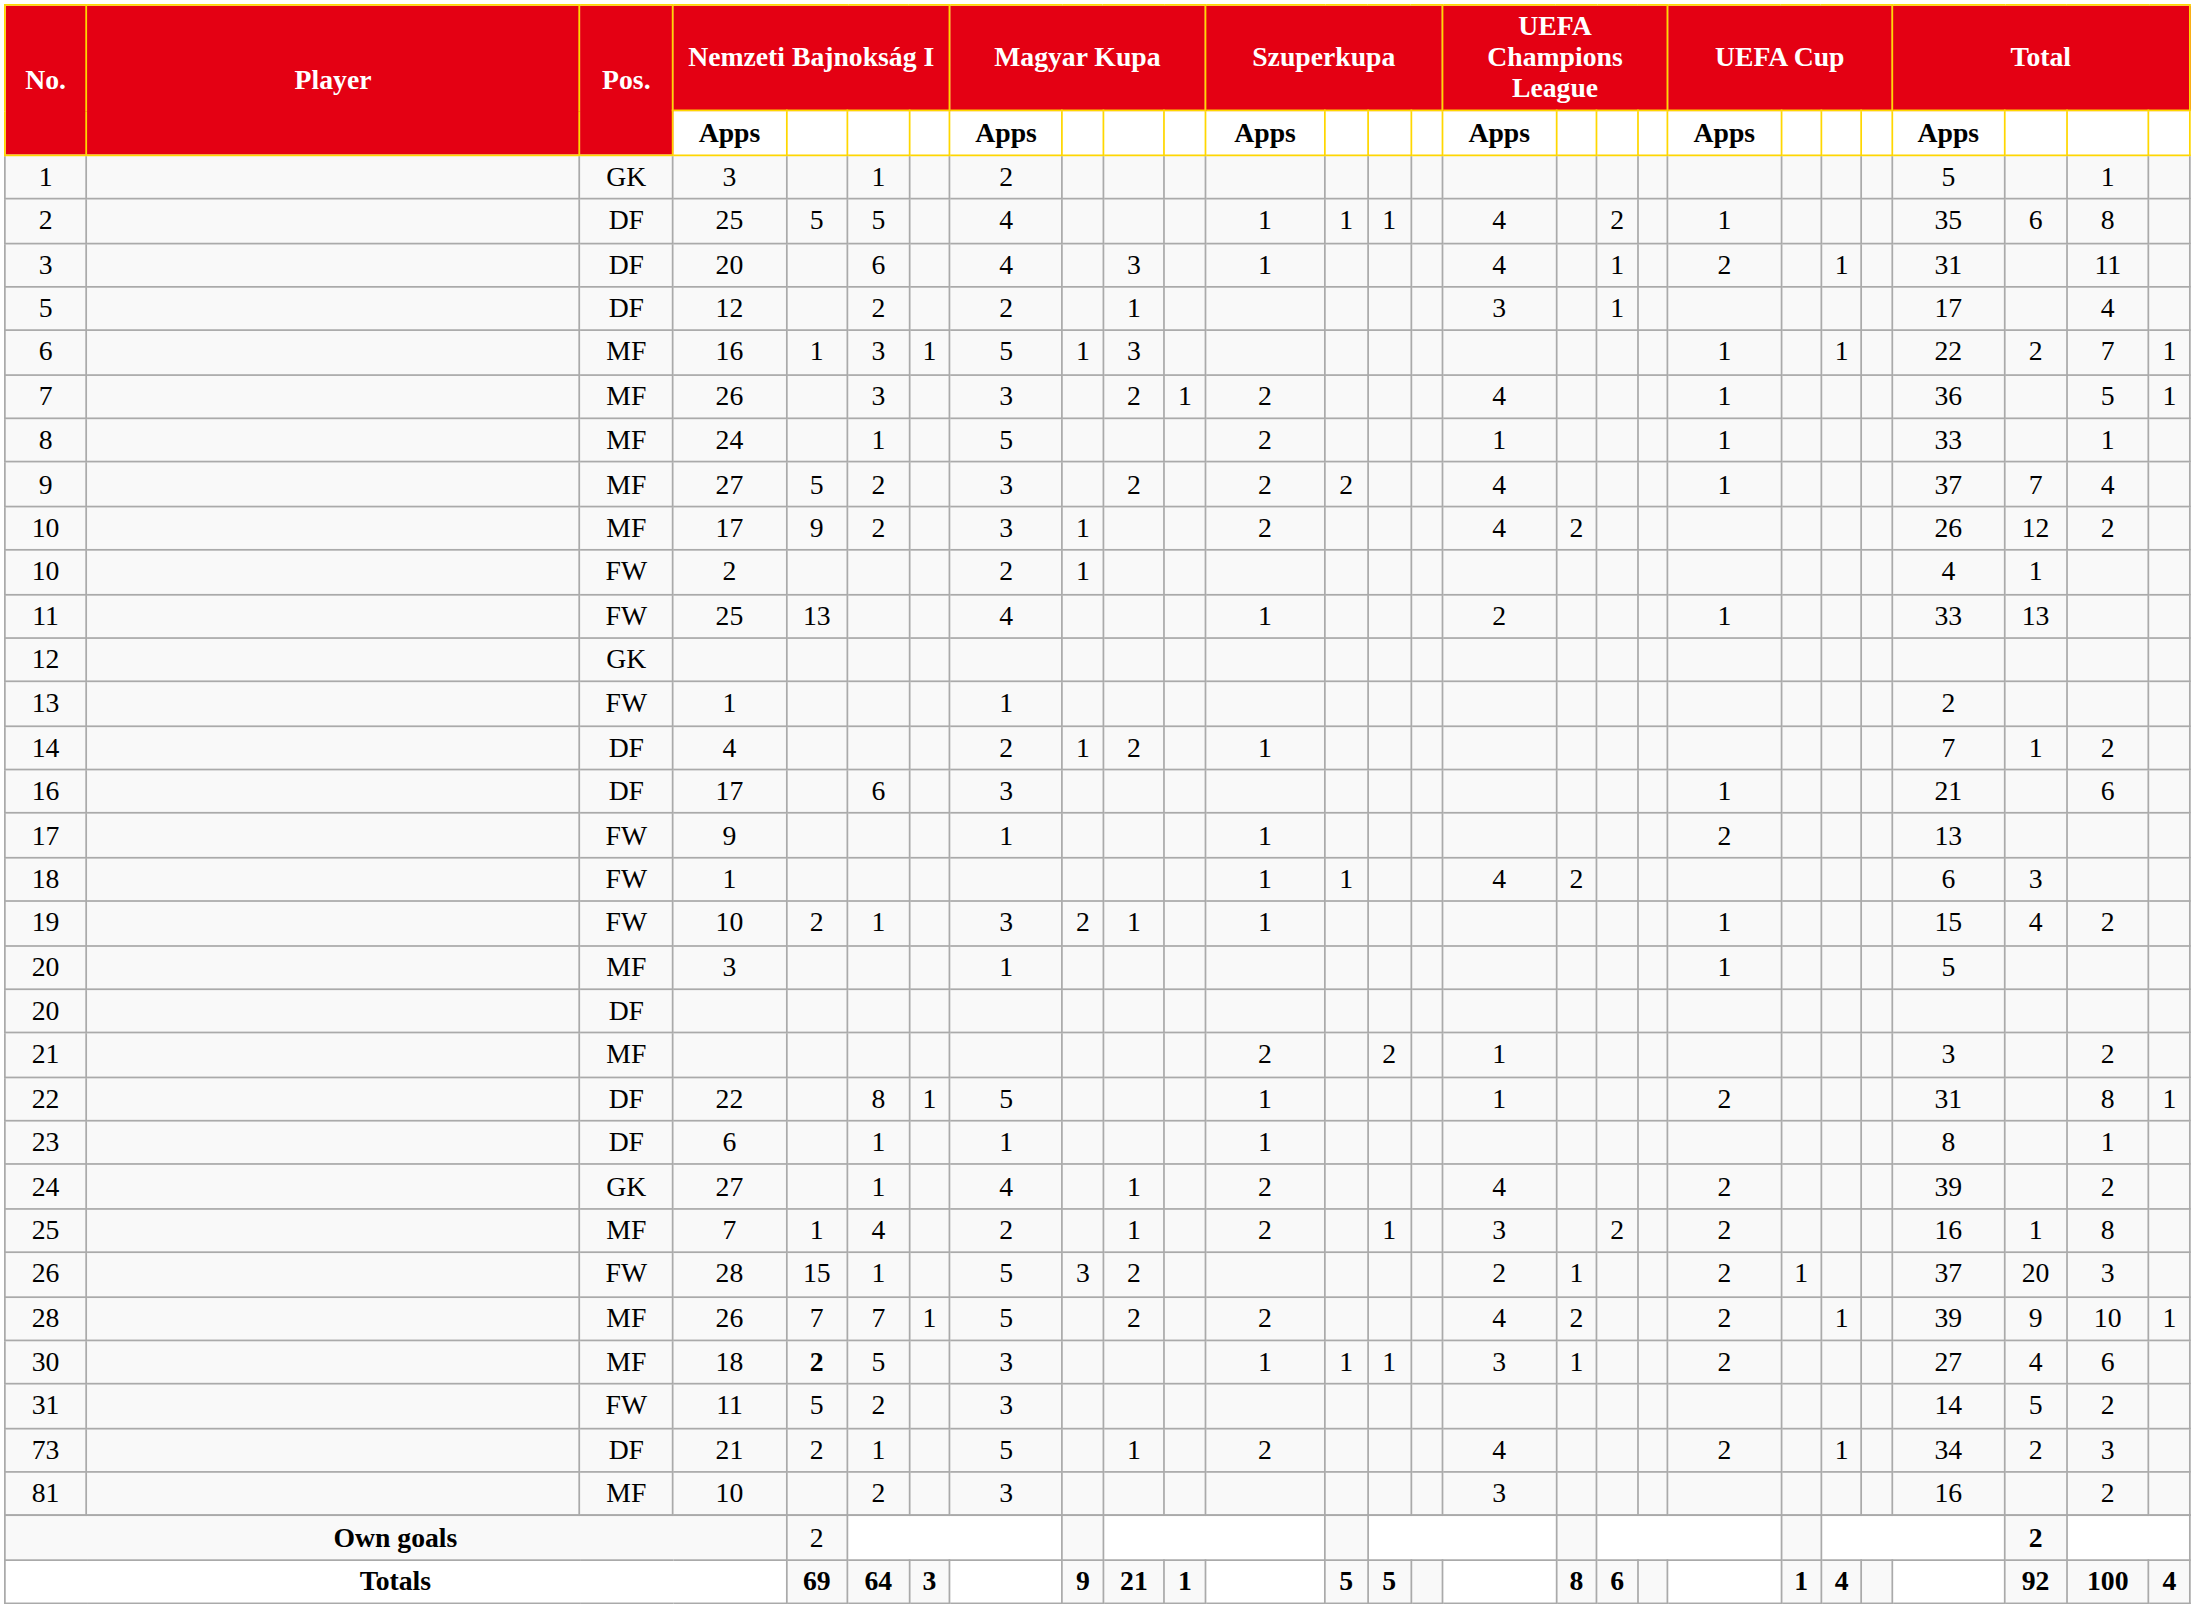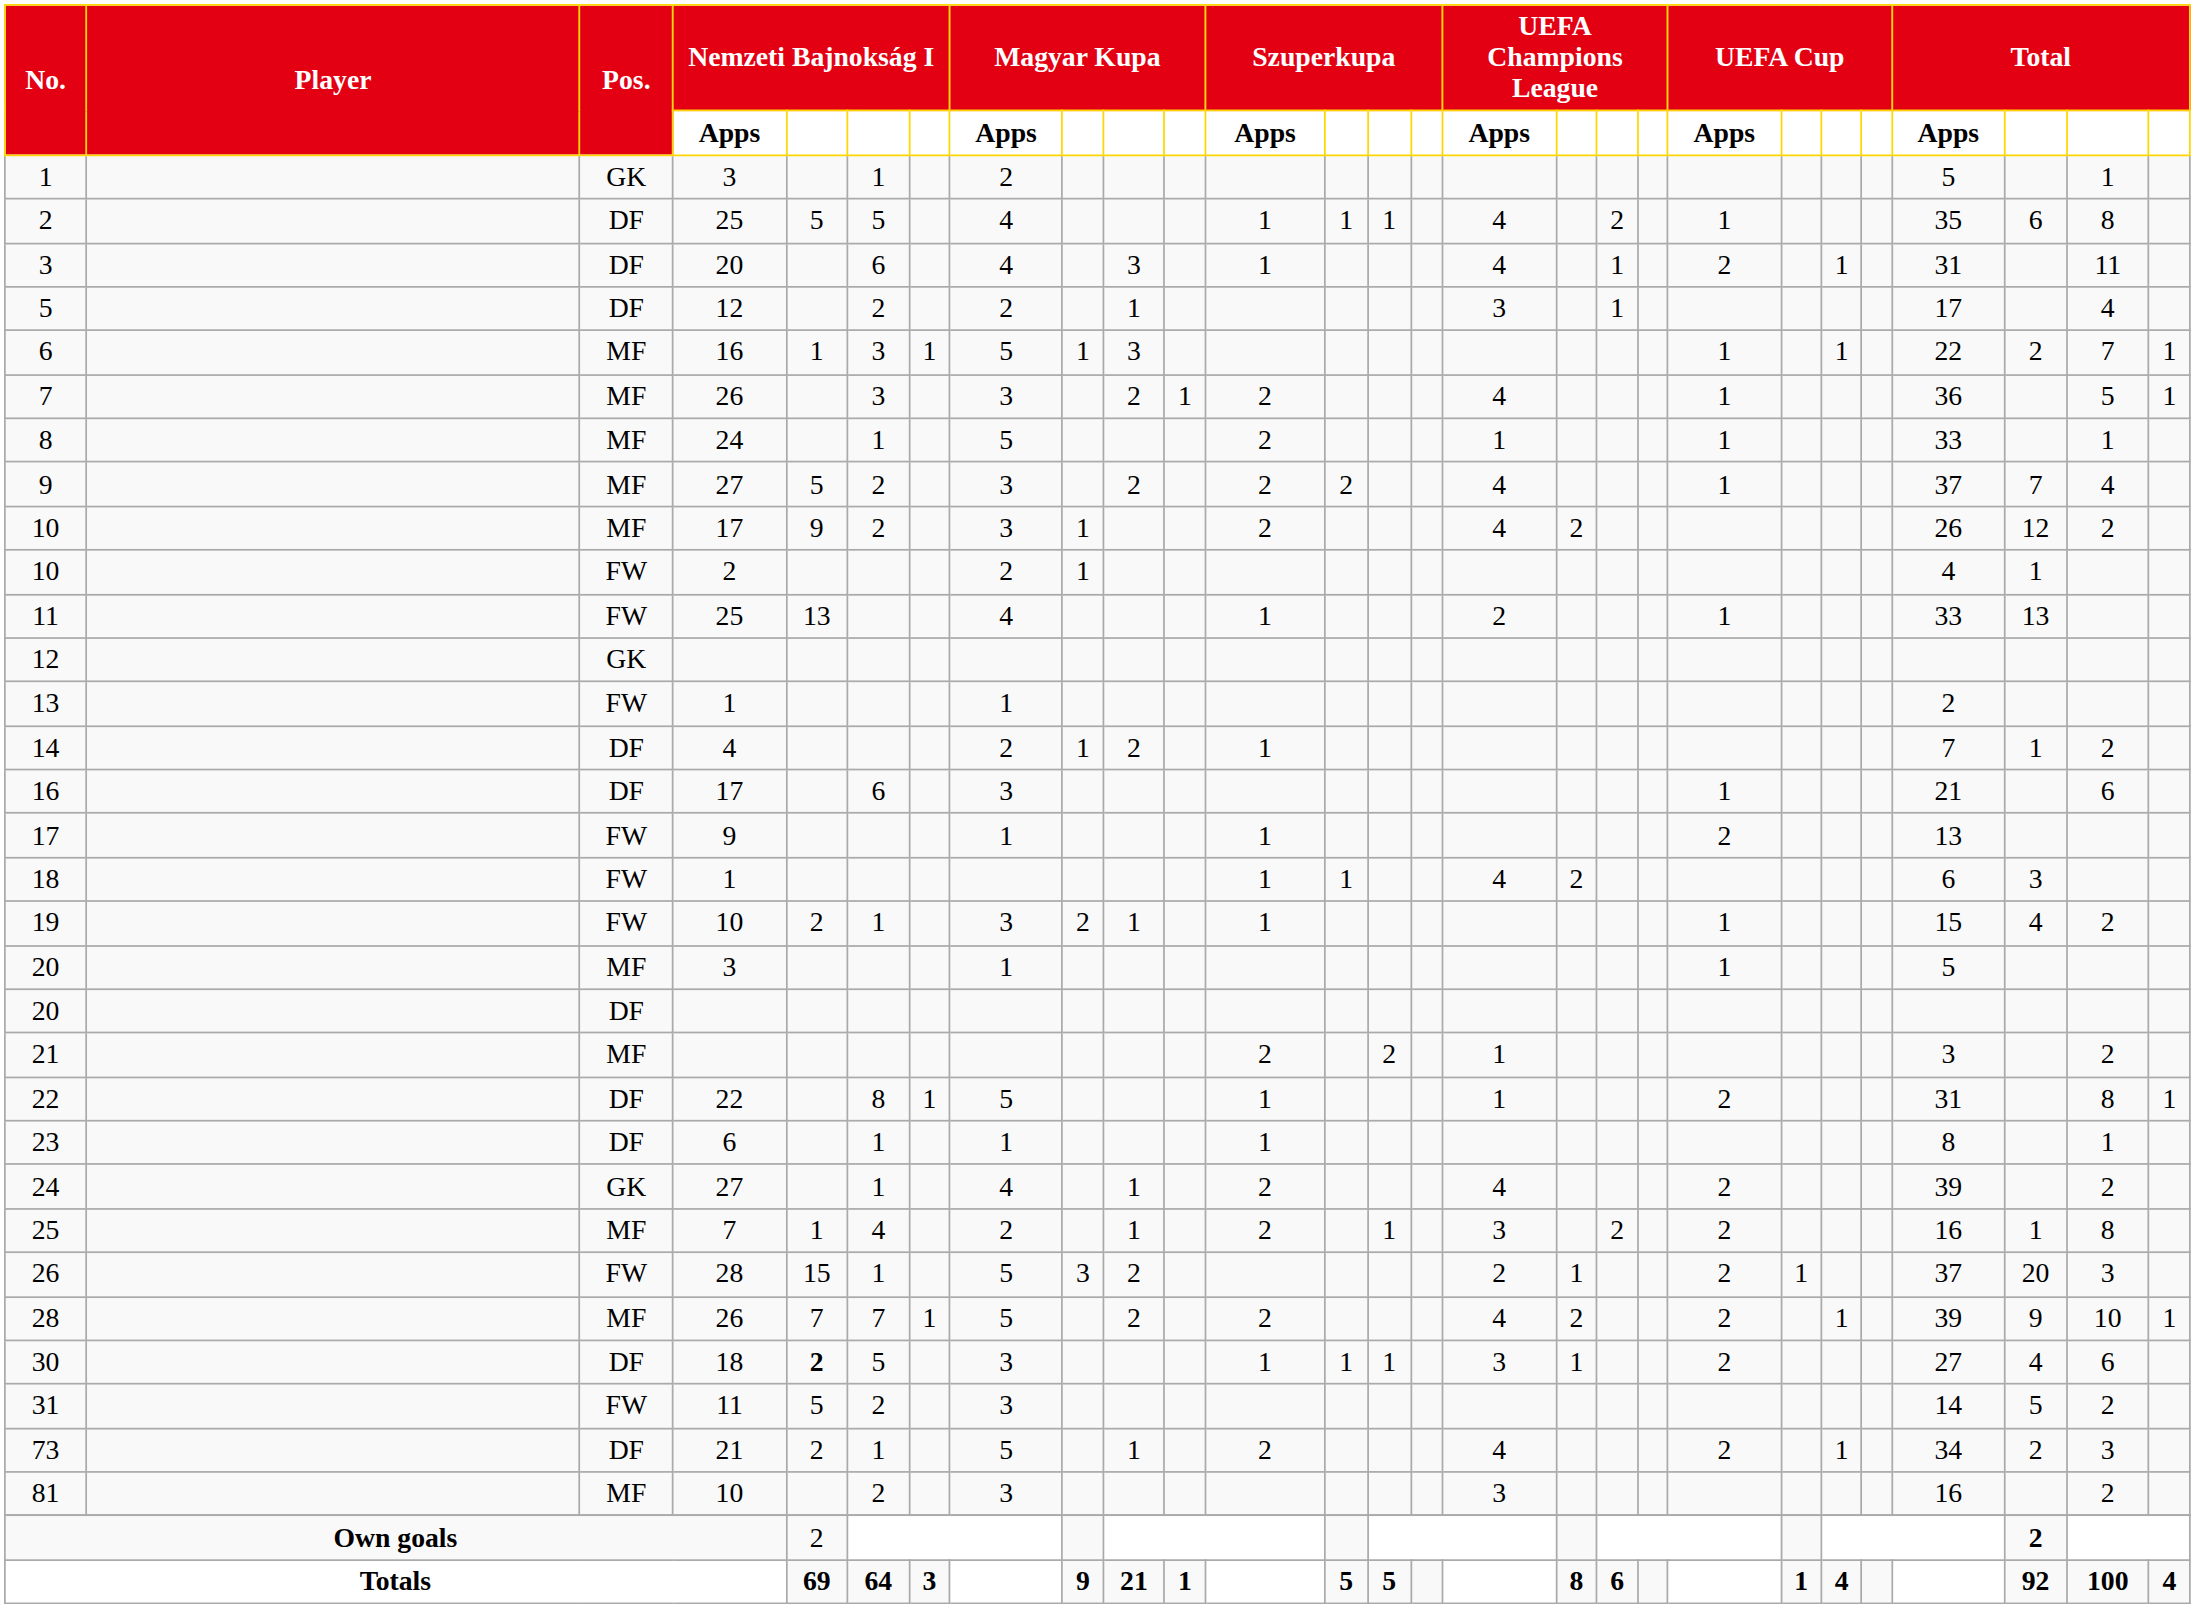(626, 1361) MF -> (626, 1361) DF
